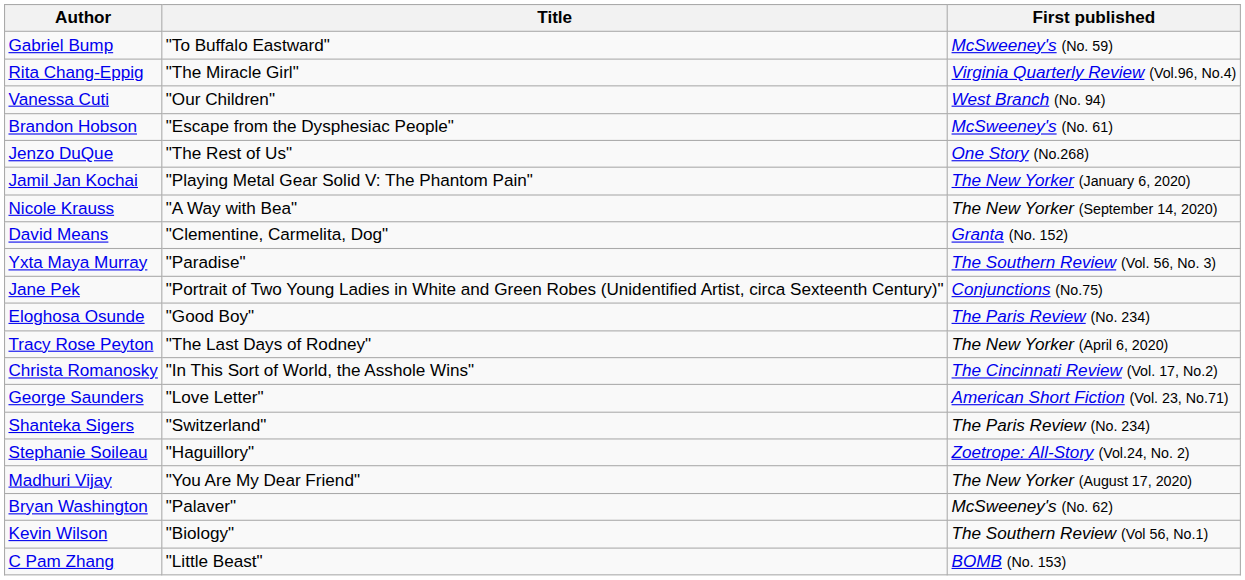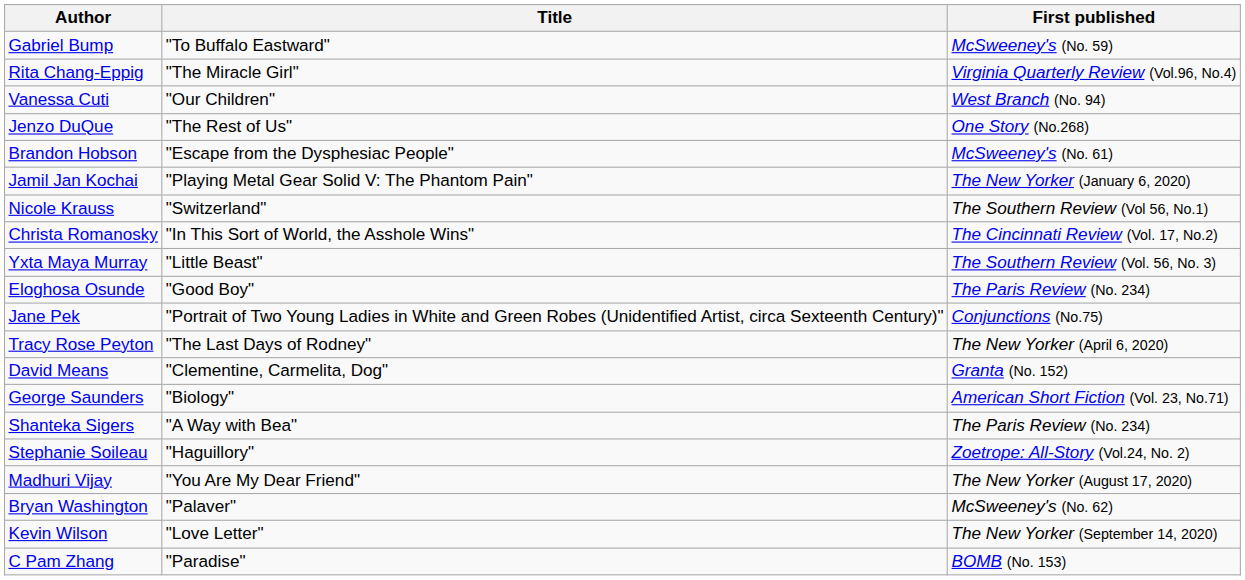rows swapped: (61, 153) <-> (73, 126)
(231, 208) "A Way with Bea" -> (216, 208) "Switzerland"
(1085, 208) The New Yorker (September 14, 2020) -> (1080, 208) The Southern Review (Vol 56, No.1)
rows swapped: (58, 235) <-> (83, 371)
(206, 262) "Paradise" -> (214, 262) "Little Beast"
rows swapped: (77, 316) <-> (44, 289)
(215, 398) "Love Letter" -> (200, 398) "Biology"
(216, 425) "Switzerland" -> (231, 425) "A Way with Bea"
(200, 533) "Biology" -> (215, 533) "Love Letter"
(1080, 533) The Southern Review (Vol 56, No.1) -> (1085, 533) The New Yorker (September 14, 2020)
(214, 561) "Little Beast" -> (206, 561) "Paradise"
